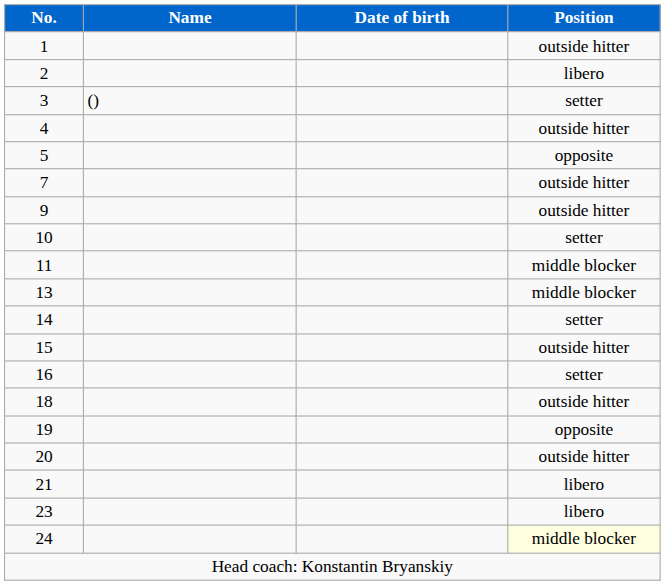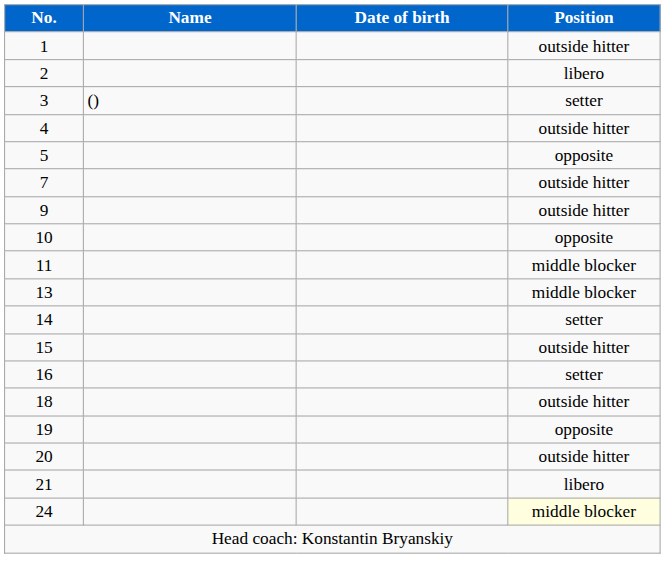(584, 237) setter -> (584, 237) opposite
- row: (44, 511)
